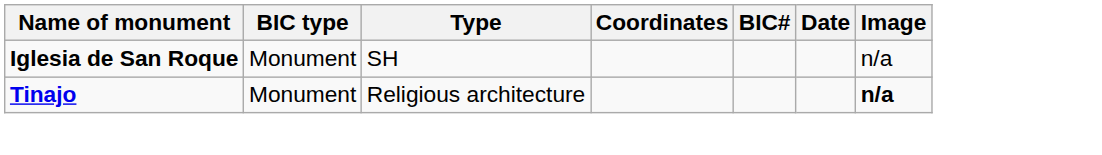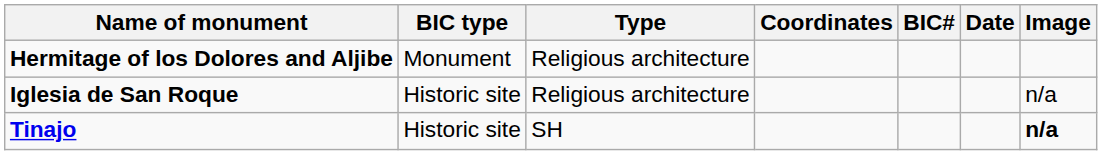+ row: (201, 58)
(303, 58) Monument -> (462, 94) Historic site
(383, 58) SH -> (641, 94) Religious architecture
(303, 94) Monument -> (462, 130) Historic site
(476, 94) Religious architecture -> (547, 130) SH
